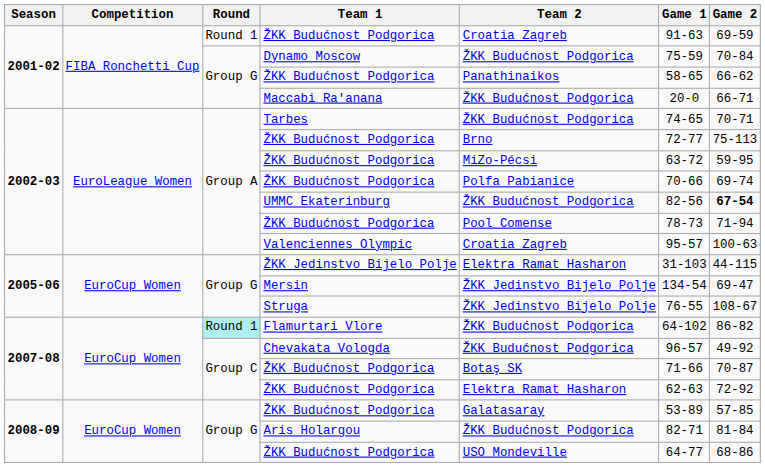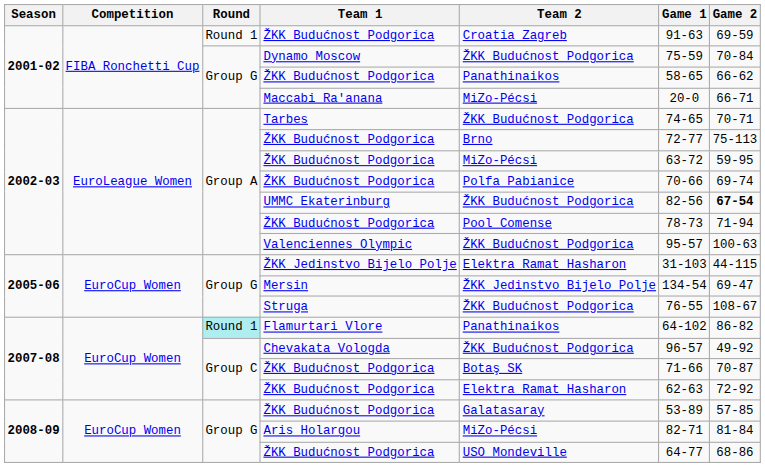(548, 98) ŽKK Budućnost Podgorica -> (500, 98) MiZo-Pécsi
(515, 244) Croatia Zagreb -> (548, 244) ŽKK Budućnost Podgorica
(559, 306) ŽKK Jedinstvo Bijelo Polje -> (548, 306) ŽKK Budućnost Podgorica
(548, 327) ŽKK Budućnost Podgorica -> (511, 327) Panathinaikos
(548, 431) ŽKK Budućnost Podgorica -> (500, 431) MiZo-Pécsi
